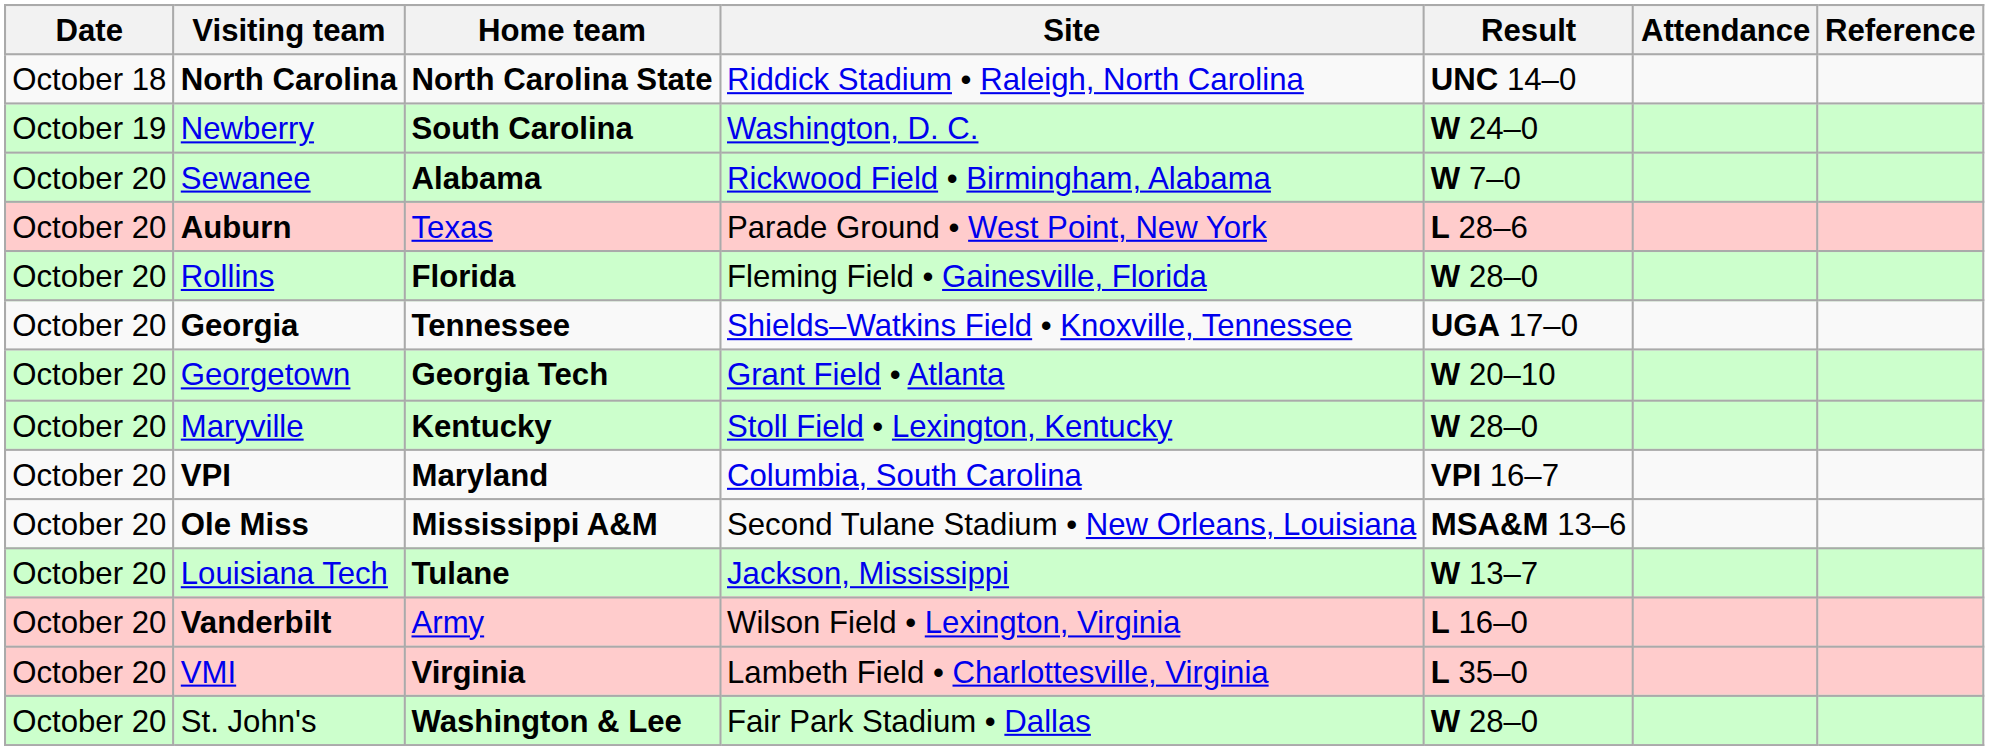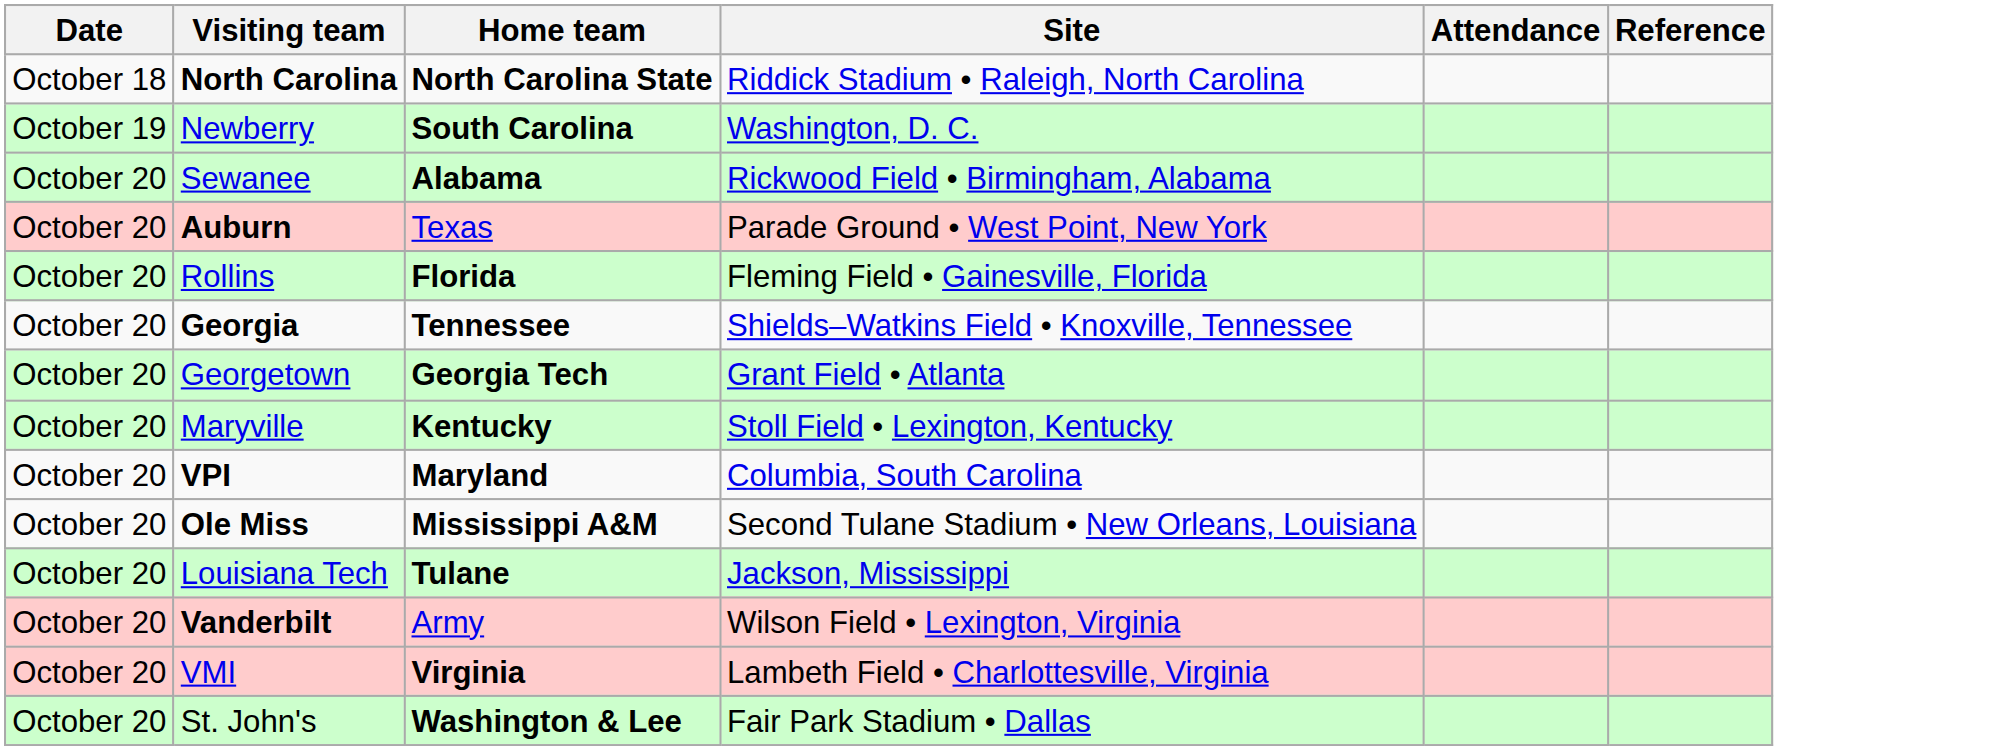- column: (1529, 30)
